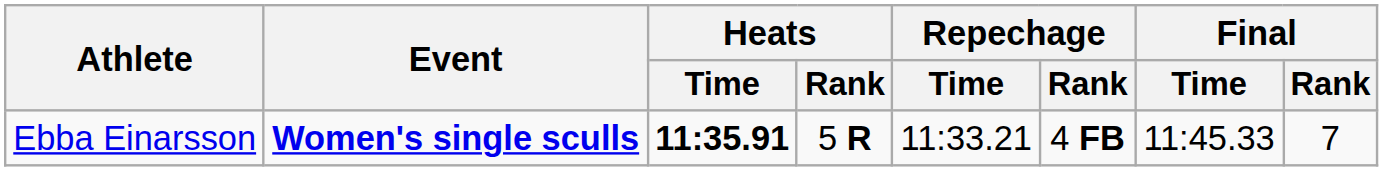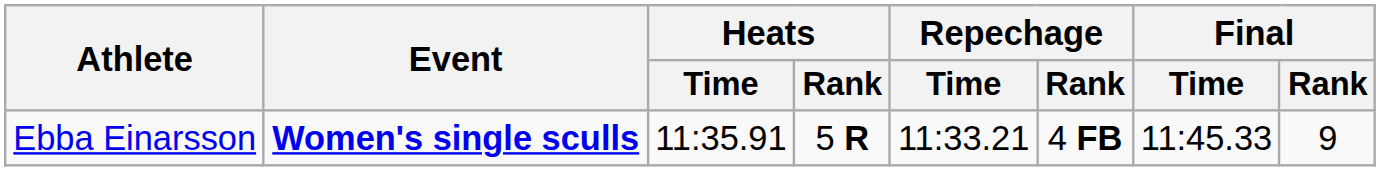(722, 138) bold -> (721, 138) normal
(1330, 138) 7 -> (1328, 138) 9
